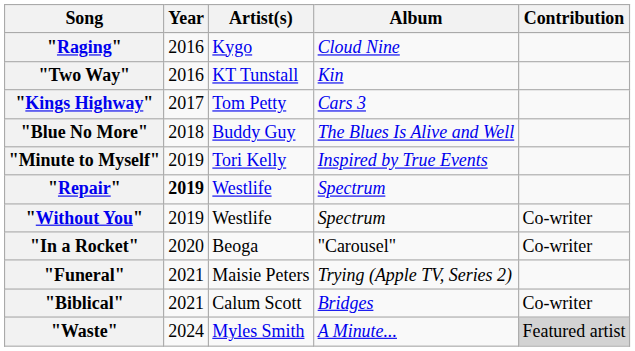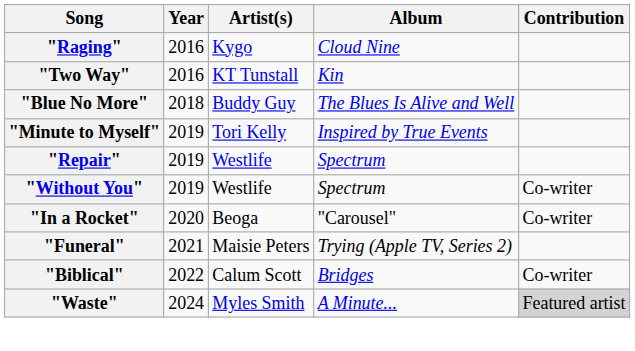- row: (84, 103)
(186, 189) bold -> (186, 160) normal
(186, 302) 2021 -> (186, 274) 2022
